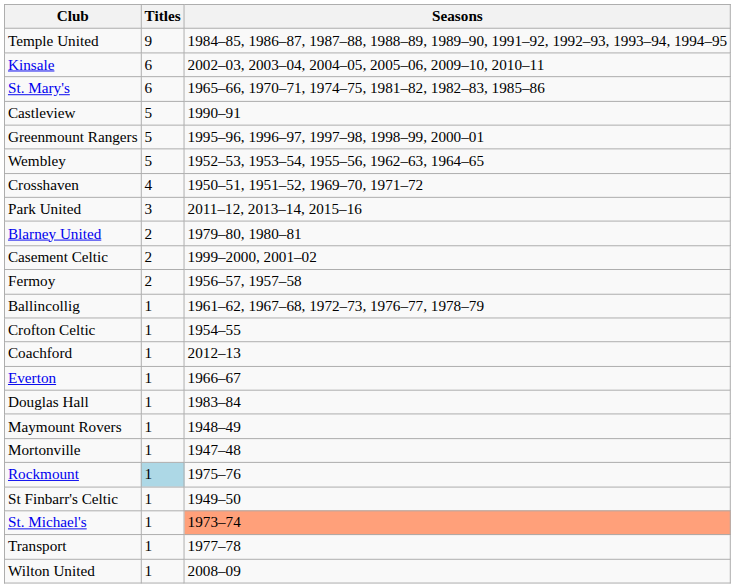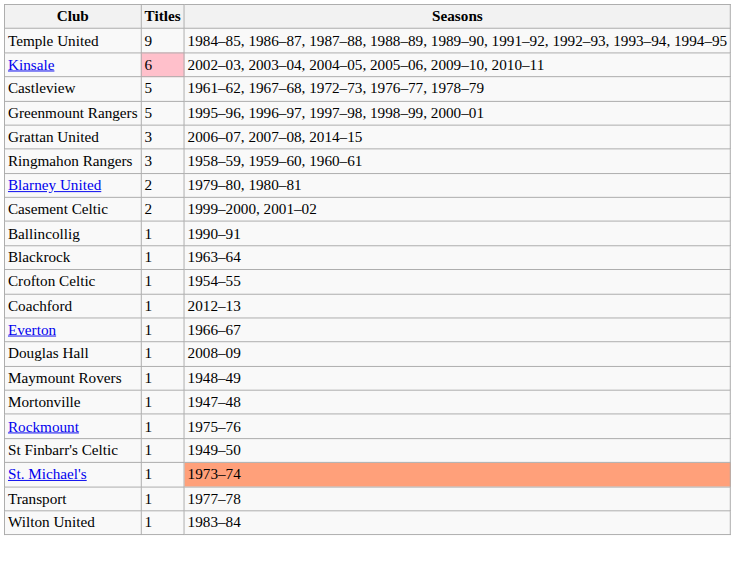(148, 64) no background -> (148, 64) pink background
- row: (39, 88)
(214, 112) 1990–91 -> (336, 88) 1961–62, 1967–68, 1972–73, 1976–77, 1978–79
- row: (37, 161)
- row: (43, 185)
+ row: (53, 137)
- row: (44, 209)
+ row: (70, 161)
- row: (32, 281)
(336, 305) 1961–62, 1967–68, 1972–73, 1976–77, 1978–79 -> (214, 233) 1990–91
+ row: (39, 257)
(214, 402) 1983–84 -> (214, 354) 2008–09
(148, 474) lightblue background -> (148, 426) no background
(214, 570) 2008–09 -> (214, 522) 1983–84
